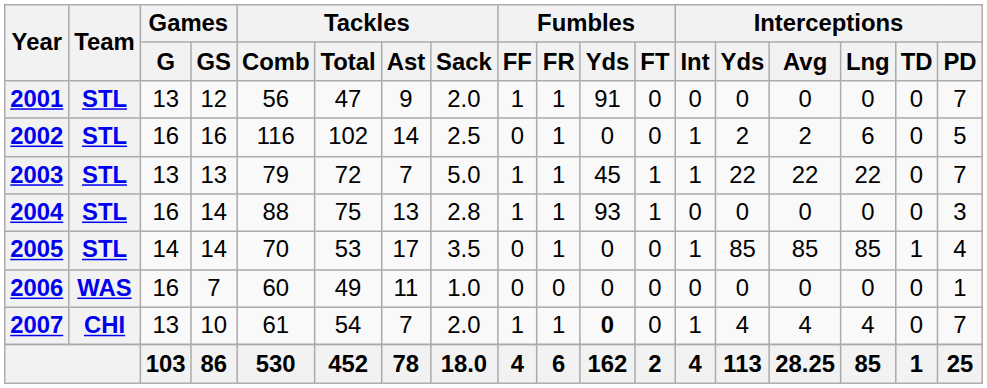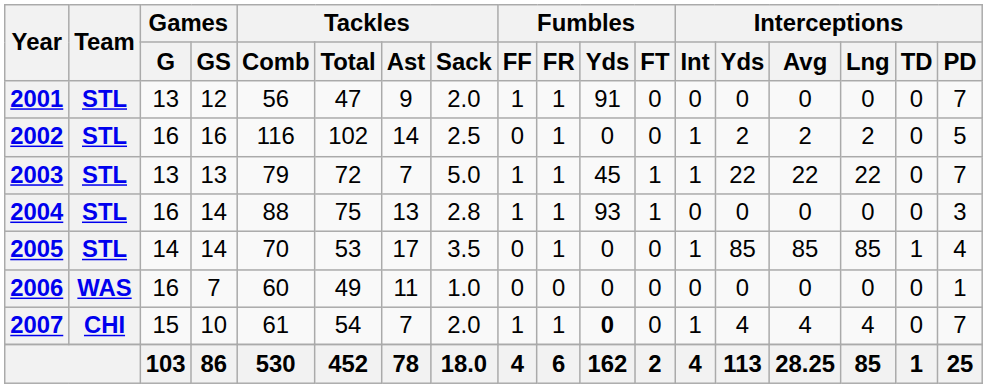(868, 136) 6 -> (868, 136) 2
(166, 325) 13 -> (166, 325) 15
